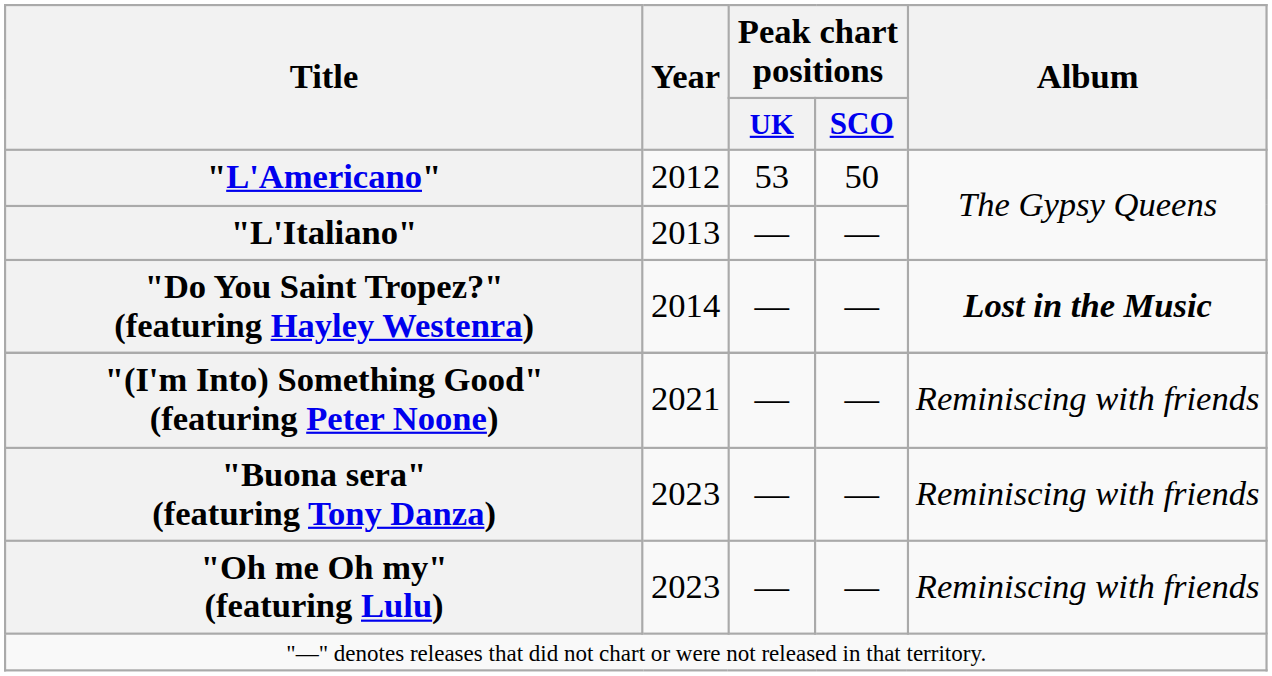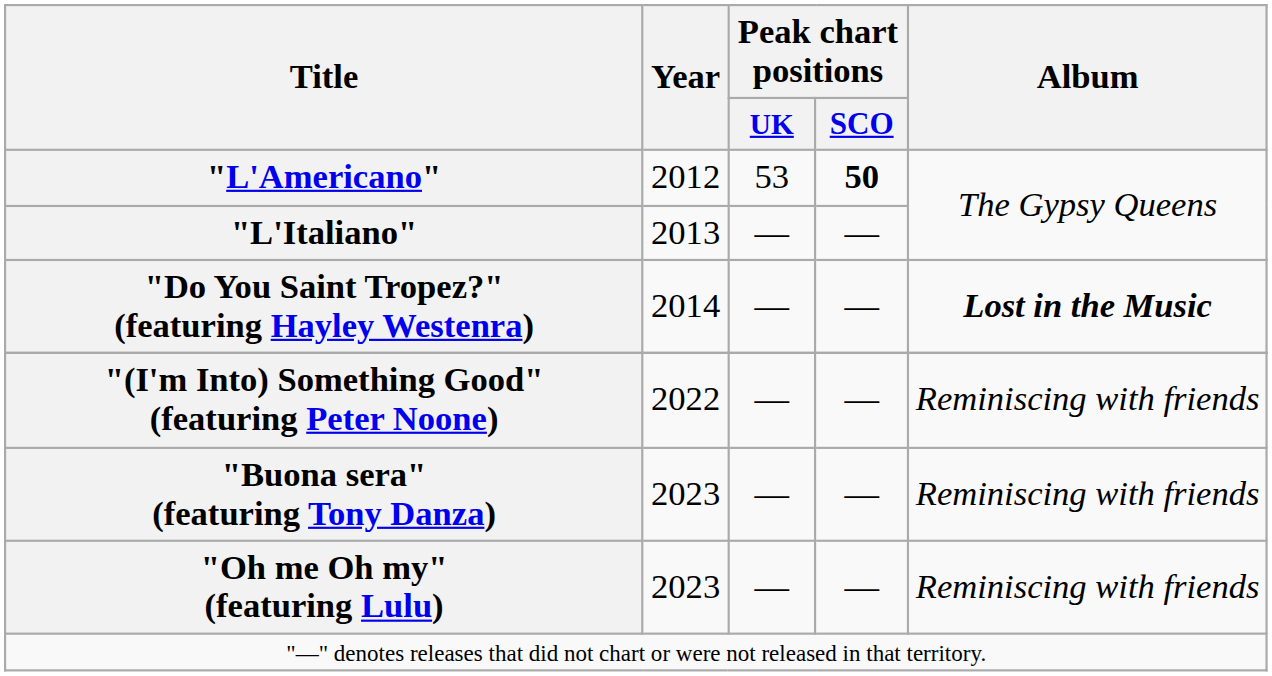(862, 176) normal -> (862, 176) bold
(686, 399) 2021 -> (686, 399) 2022
